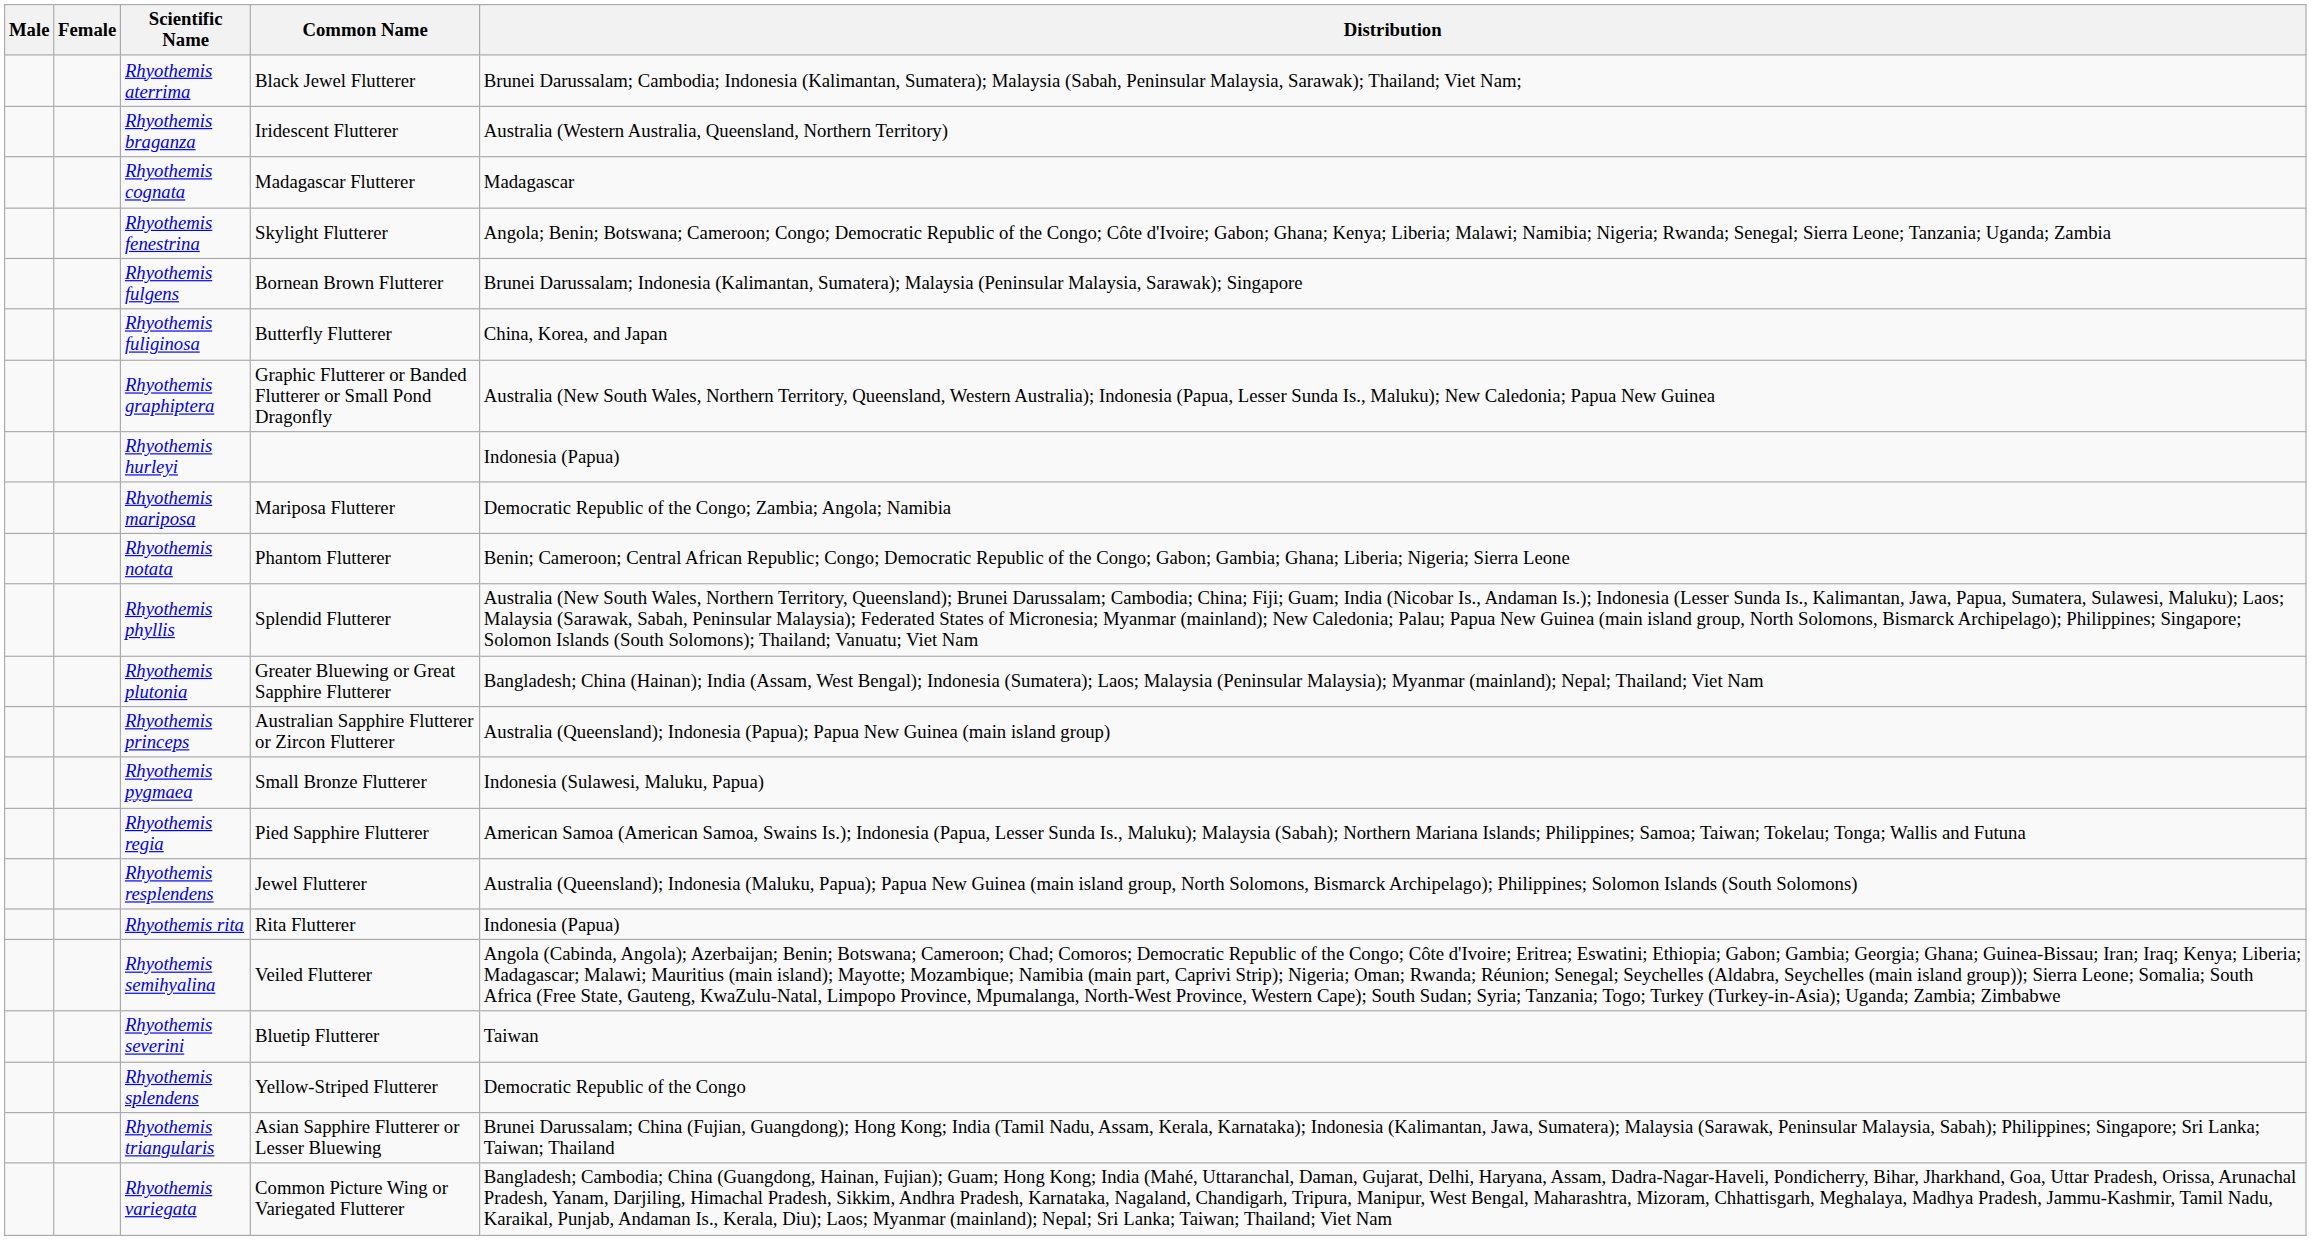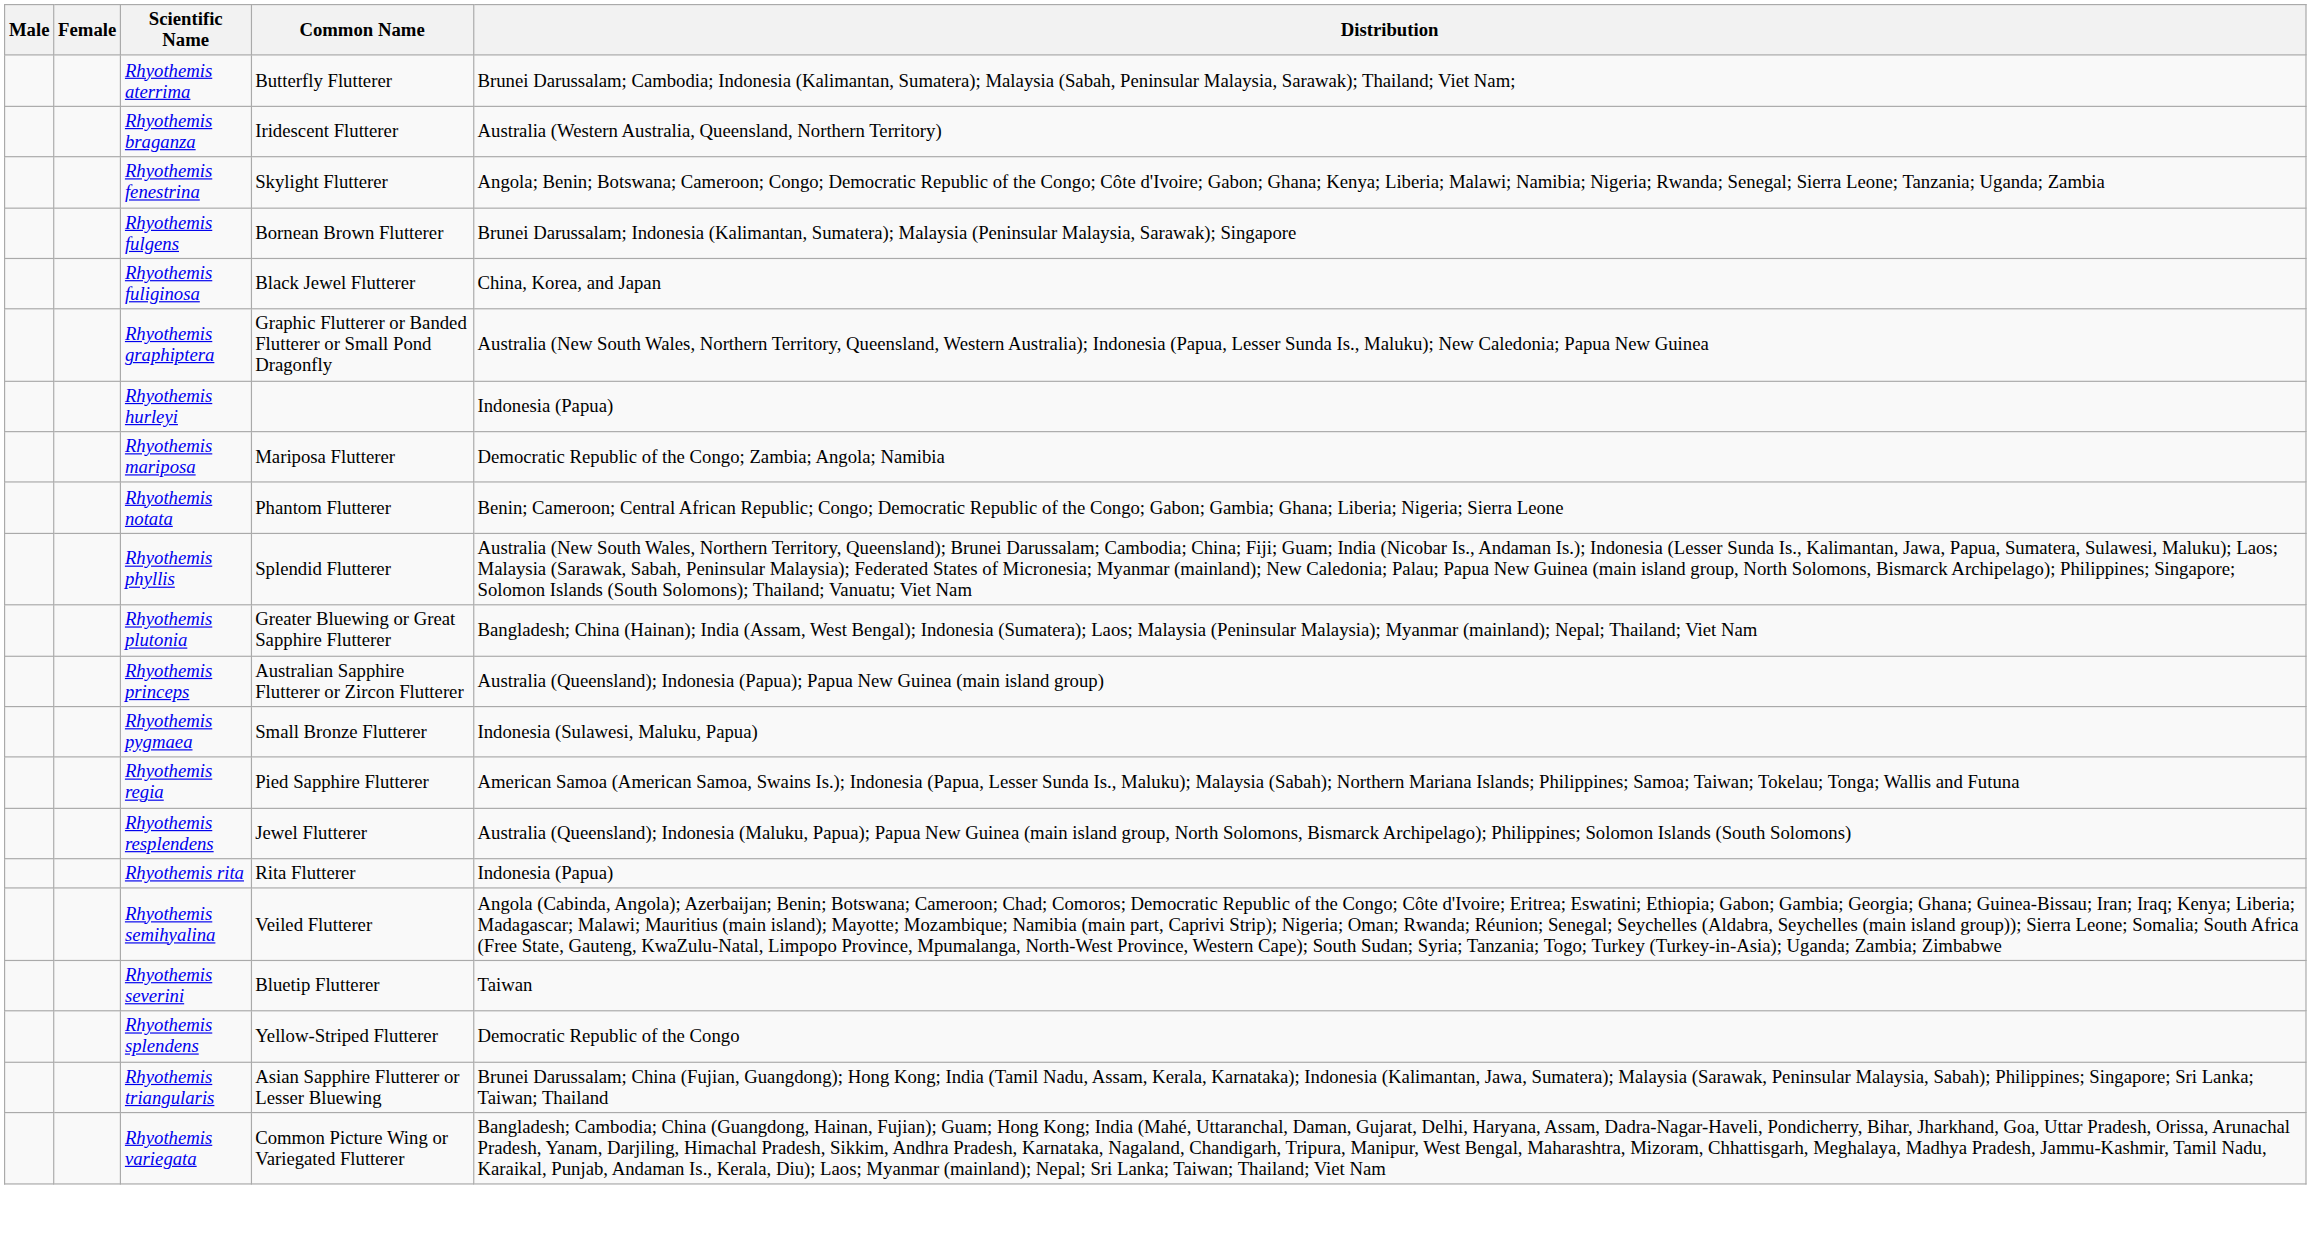(335, 80) Black Jewel Flutterer -> (324, 80) Butterfly Flutterer
- row: (169, 182)
(323, 334) Butterfly Flutterer -> (335, 283) Black Jewel Flutterer
